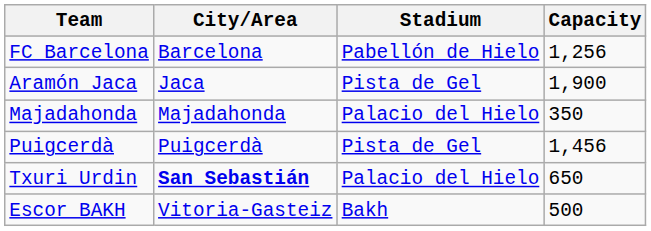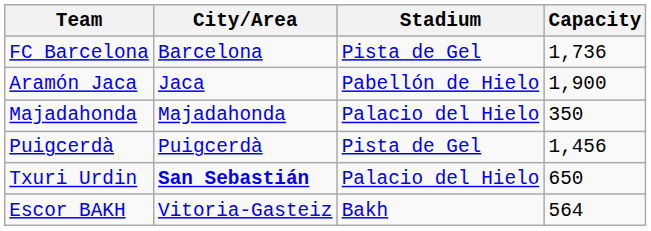(440, 52) Pabellón de Hielo -> (411, 52) Pista de Gel
(578, 52) 1,256 -> (578, 52) 1,736
(411, 84) Pista de Gel -> (440, 84) Pabellón de Hielo
(566, 210) 500 -> (566, 210) 564
